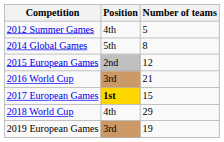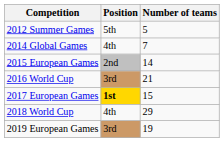(110, 29) 4th -> (110, 29) 5th
(110, 46) 5th -> (110, 46) 4th
(145, 46) 8 -> (145, 46) 7
(148, 63) 12 -> (148, 63) 14
